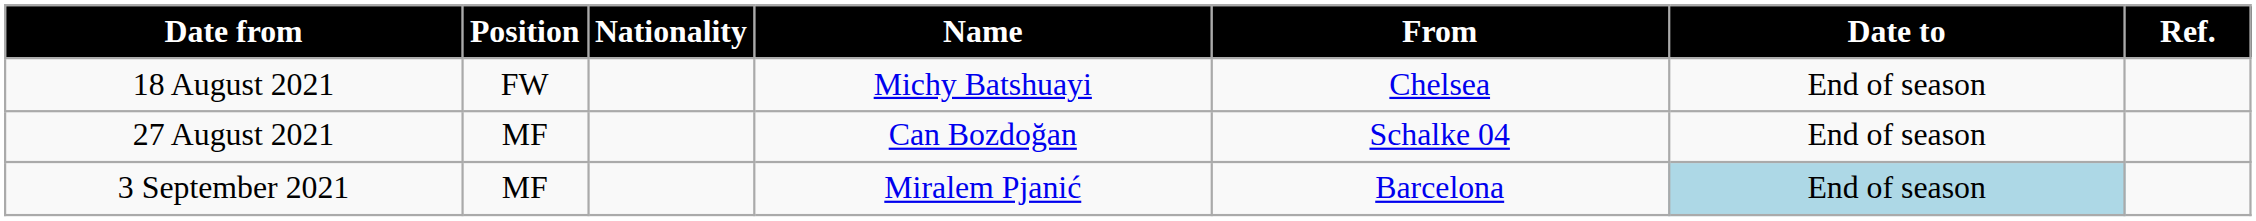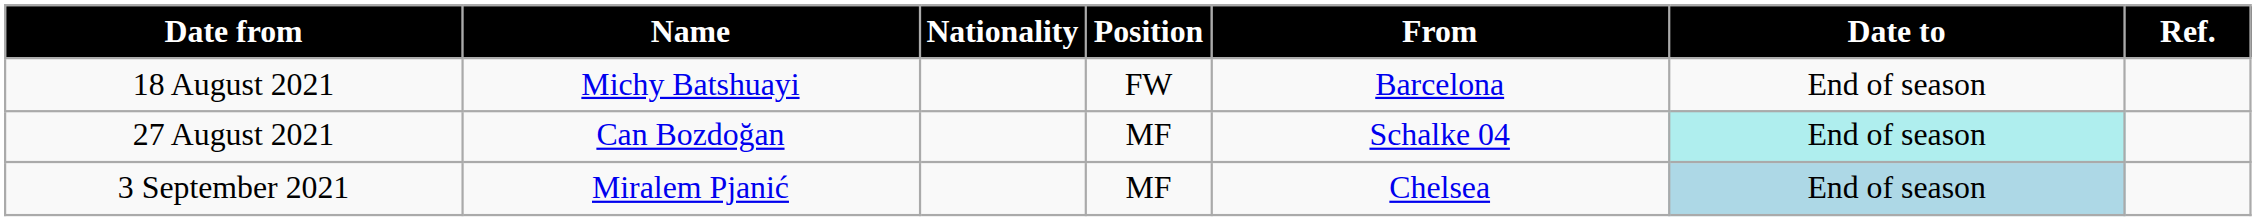columns swapped: (525, 31) <-> (983, 31)
(1440, 83) Chelsea -> (1440, 83) Barcelona
(1897, 136) no background -> (1897, 136) paleturquoise background
(1440, 188) Barcelona -> (1440, 188) Chelsea
